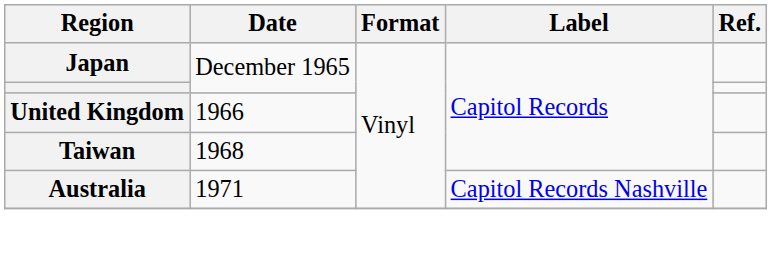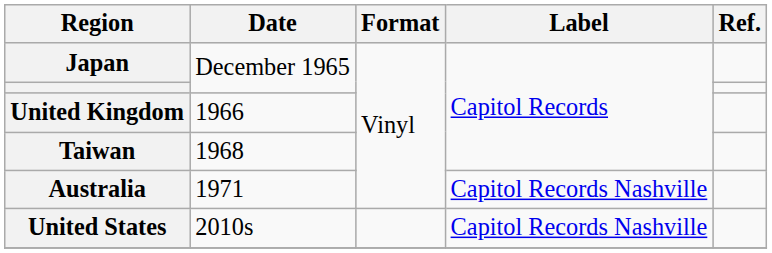+ row: (97, 227)
